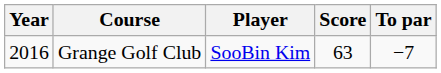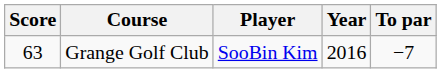columns swapped: (29, 20) <-> (343, 20)
